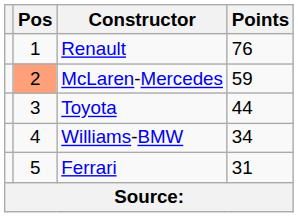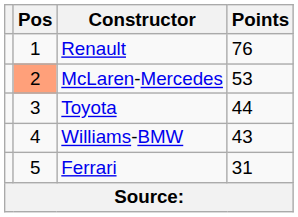(242, 78) 59 -> (242, 78) 53
(242, 137) 34 -> (242, 137) 43
